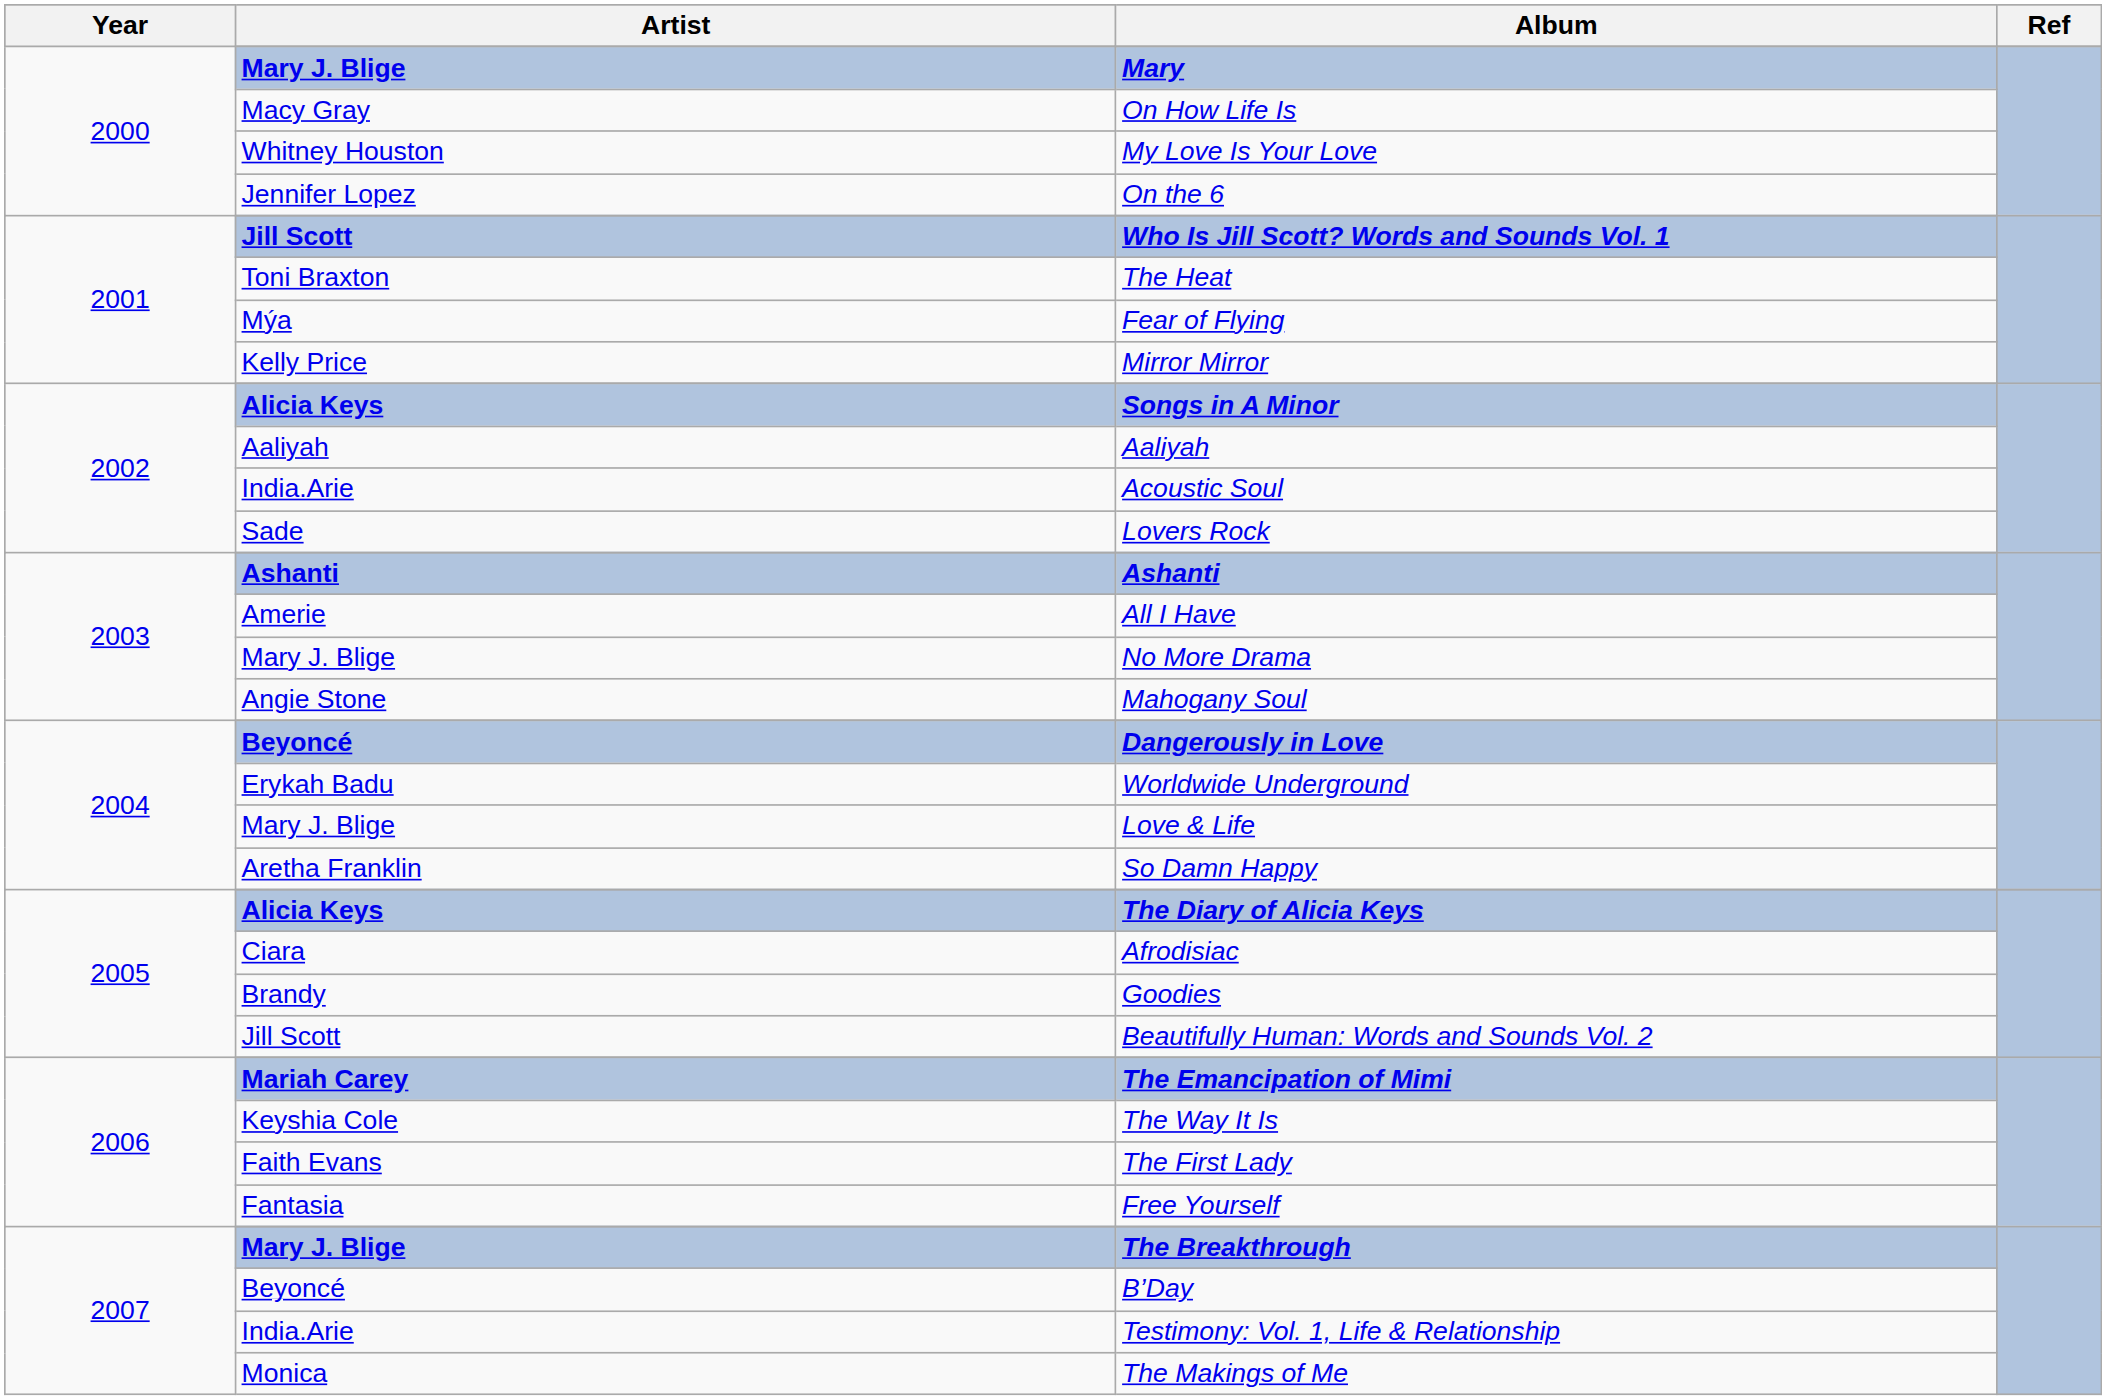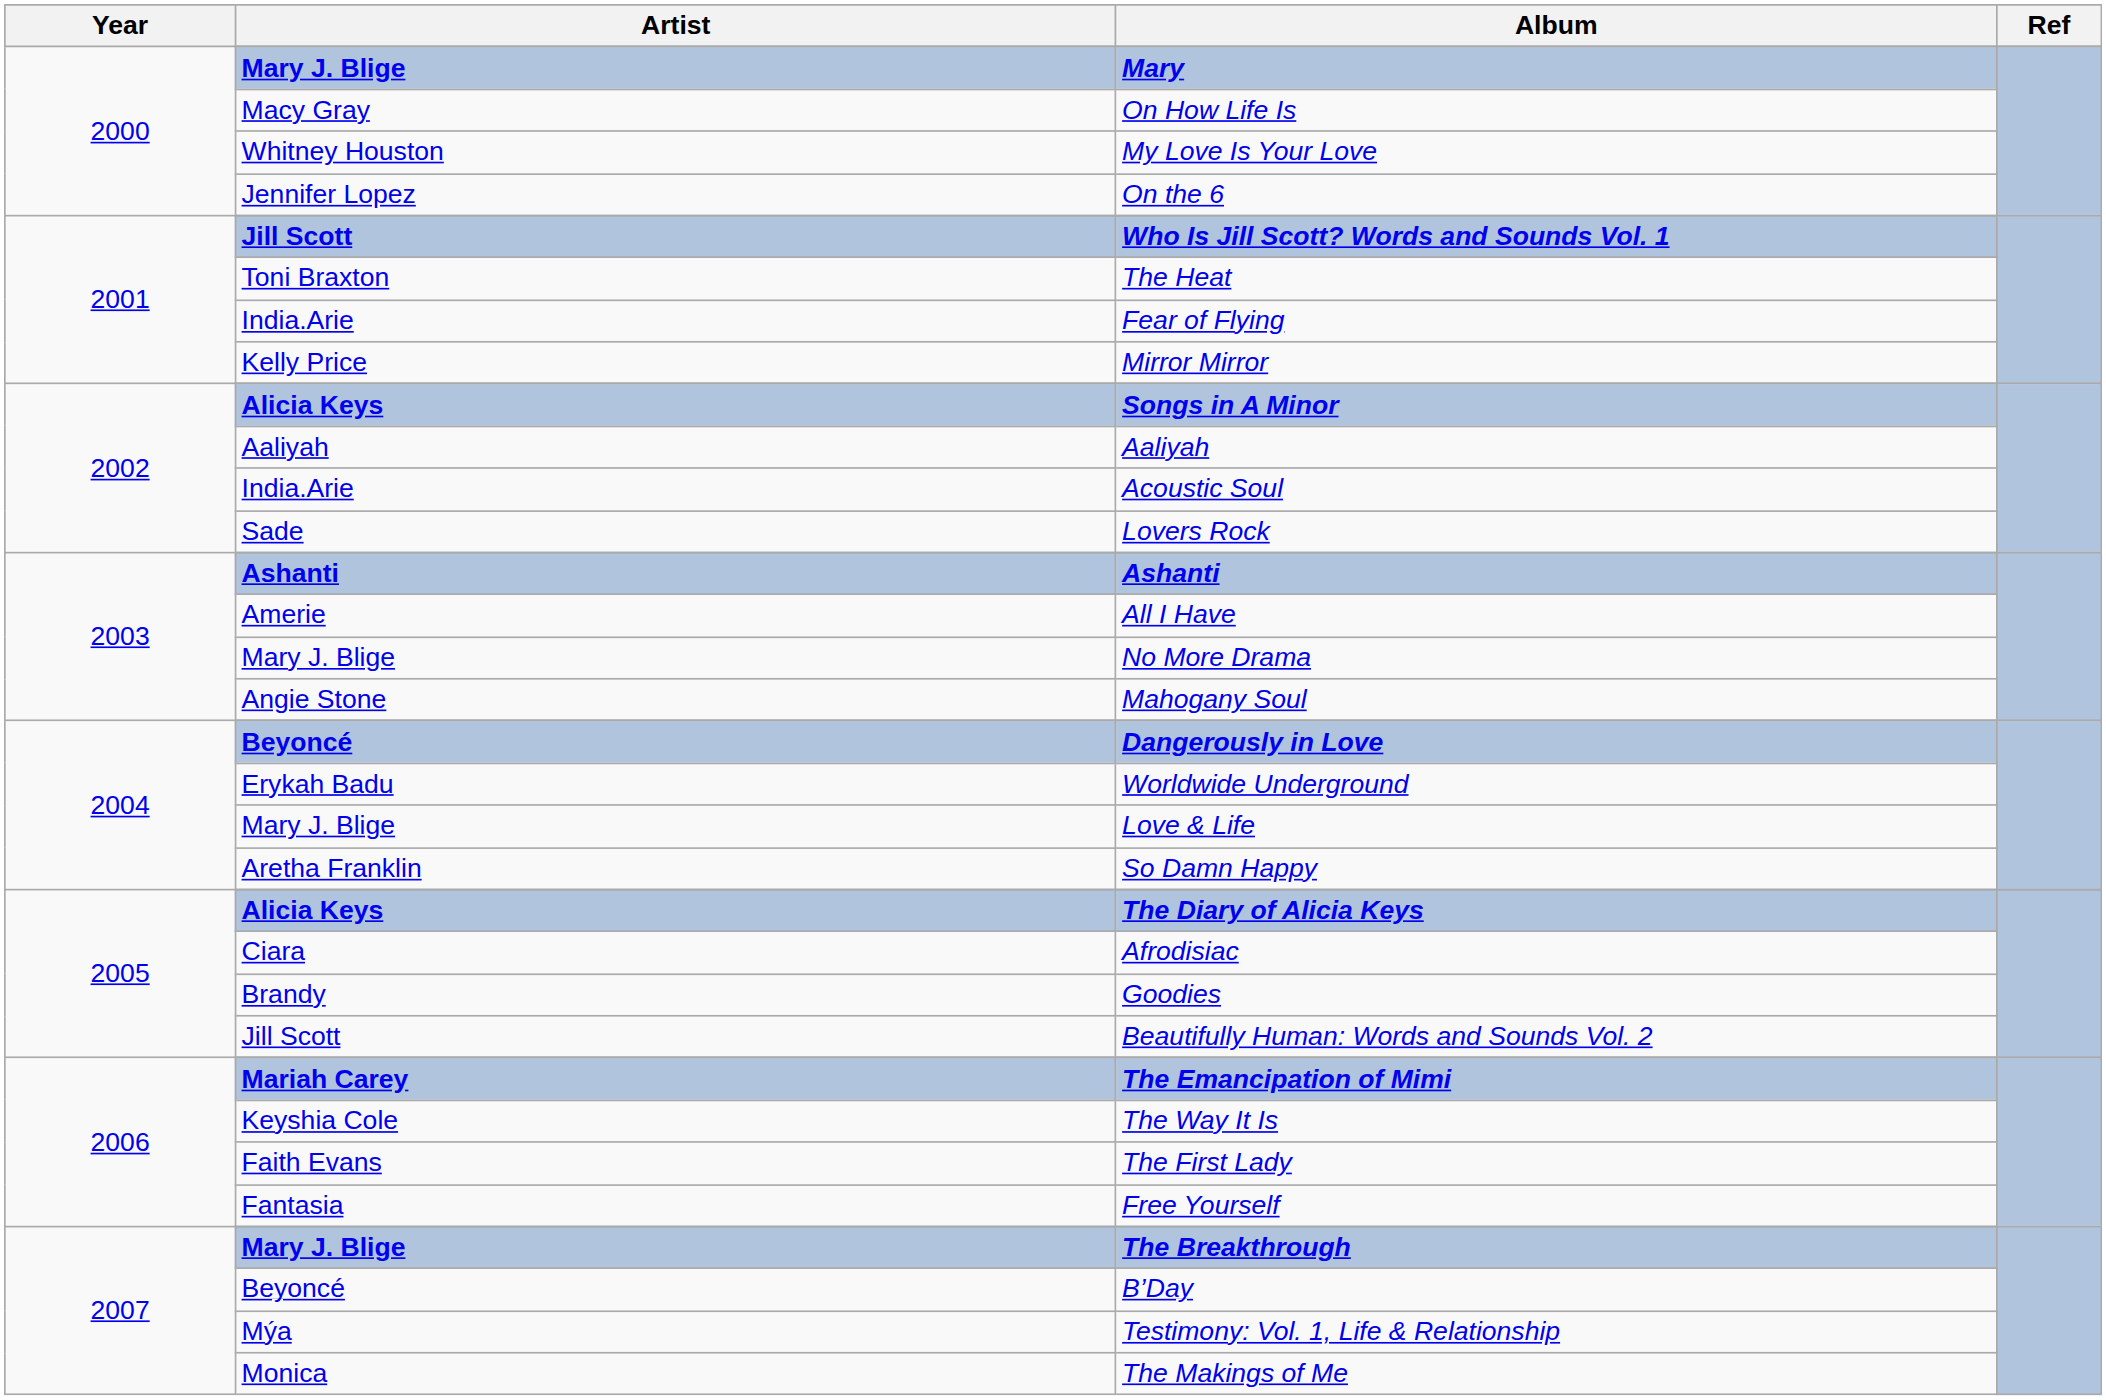(267, 320) Mýa -> (298, 320) India.Arie
(298, 1331) India.Arie -> (267, 1331) Mýa
